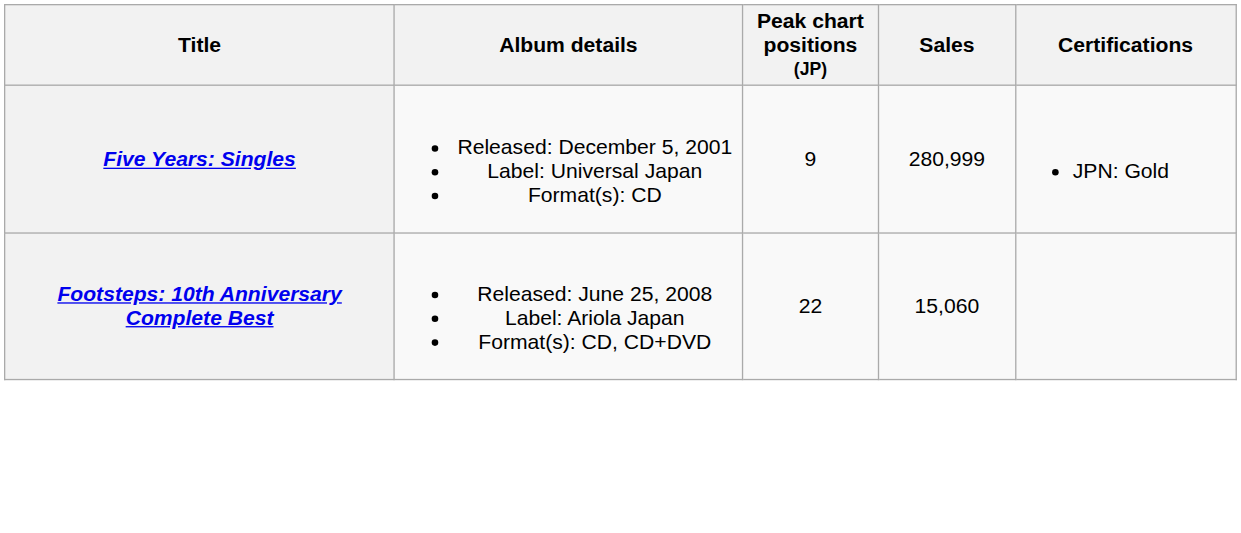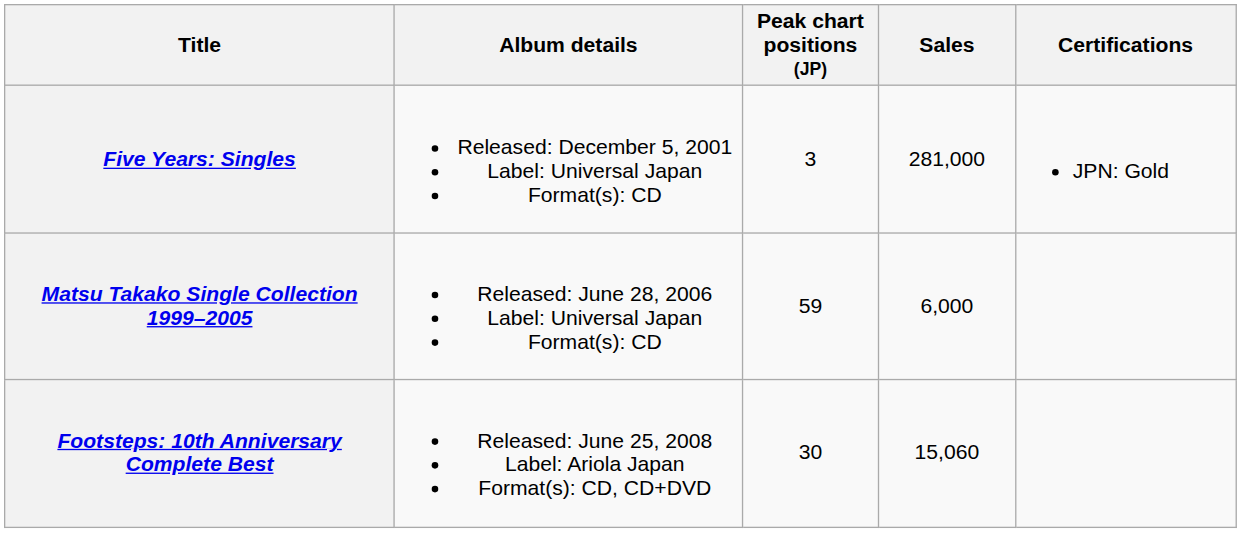(810, 159) 9 -> (810, 159) 3
(947, 159) 280,999 -> (947, 159) 281,000
+ row: (200, 306)
(810, 306) 22 -> (810, 453) 30
